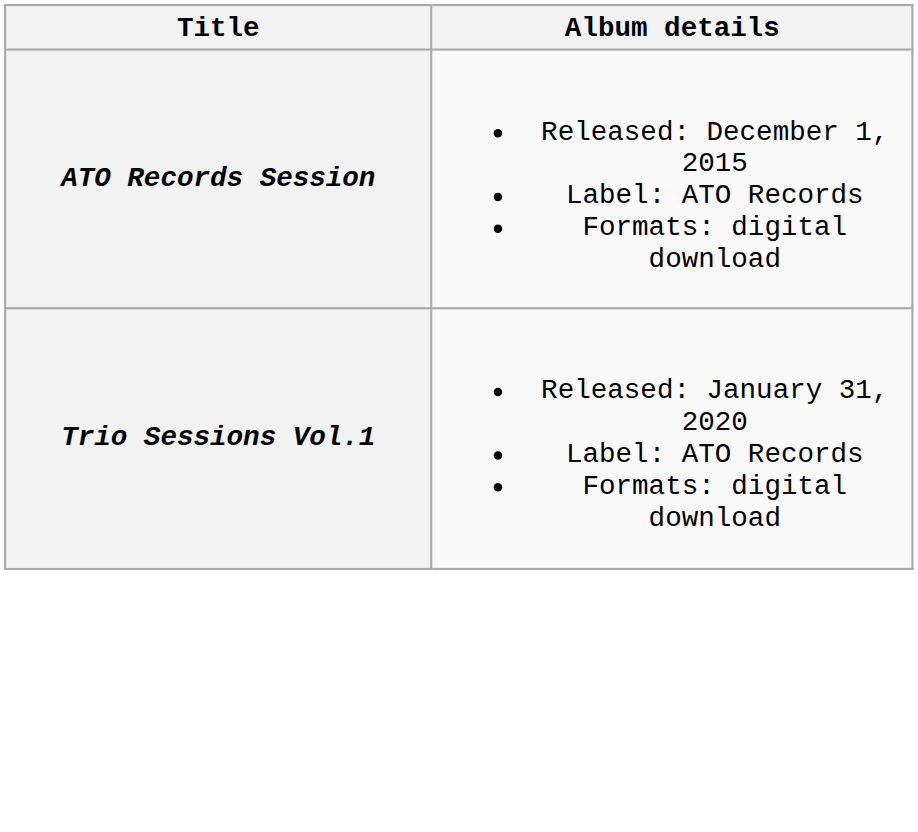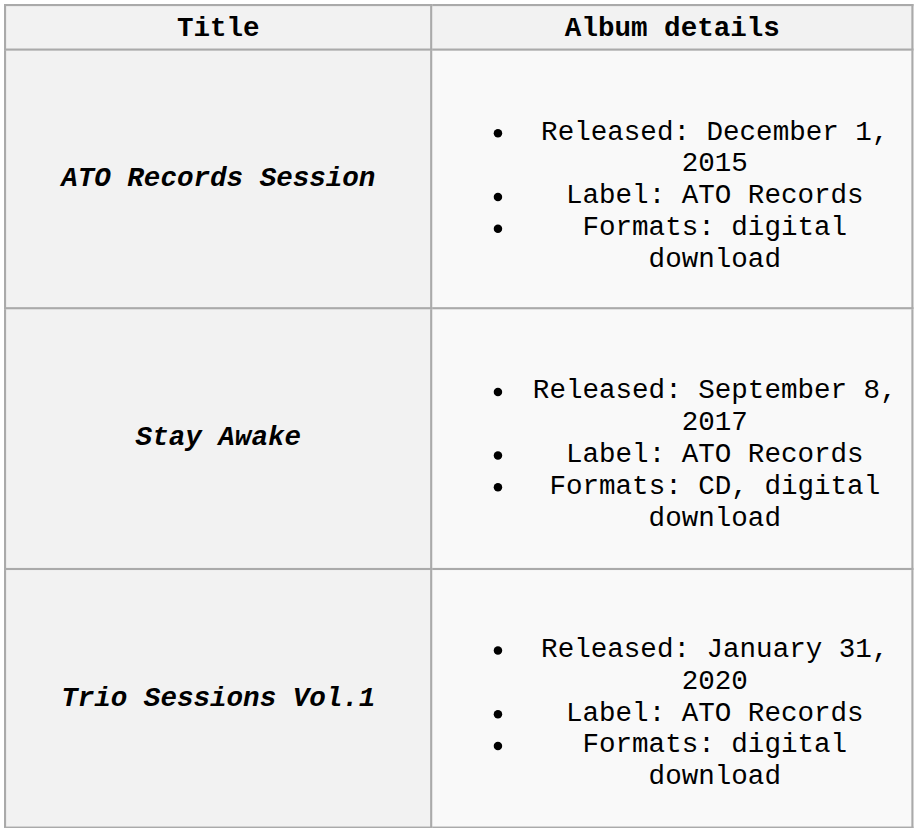+ row: (218, 439)
